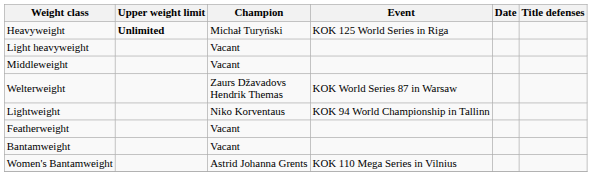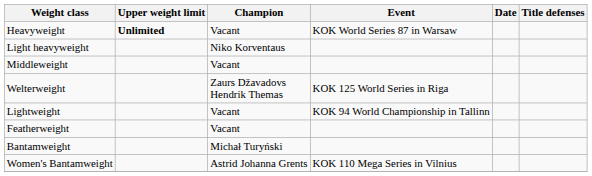(246, 30) Michał Turyński -> (225, 30) Vacant
(380, 30) KOK 125 World Series in Riga -> (385, 30) KOK World Series 87 in Warsaw
(225, 47) Vacant -> (248, 47) Niko Korventaus
(385, 88) KOK World Series 87 in Warsaw -> (380, 88) KOK 125 World Series in Riga
(248, 111) Niko Korventaus -> (225, 111) Vacant
(225, 146) Vacant -> (246, 146) Michał Turyński
